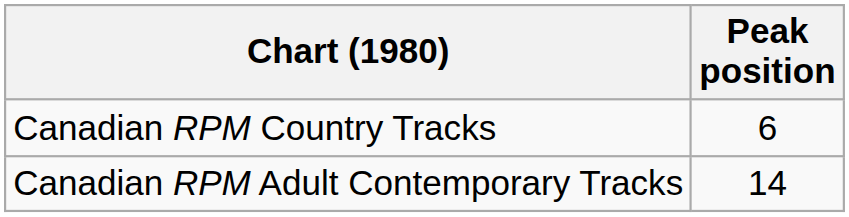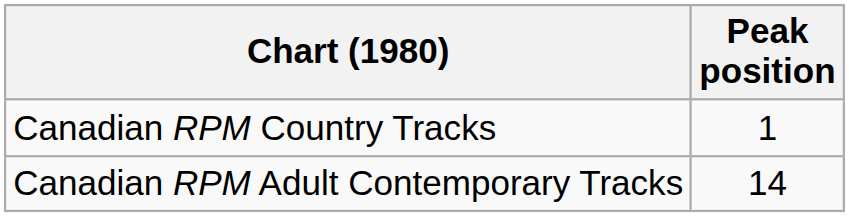(767, 127) 6 -> (767, 127) 1
